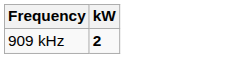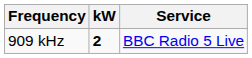+ column: (184, 16)
